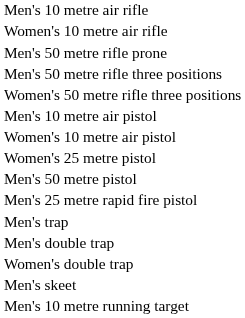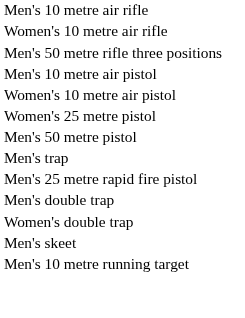- row: (85, 52)
- row: (123, 95)
rows swapped: (101, 200) <-> (36, 221)
